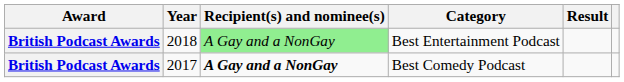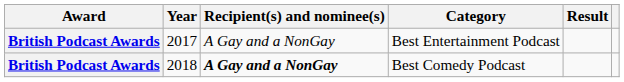(182, 40) 2018 -> (182, 40) 2017
(269, 40) lightgreen background -> (269, 40) no background
(182, 64) 2017 -> (182, 64) 2018
